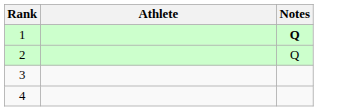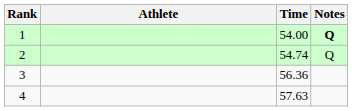+ column: (294, 14)
